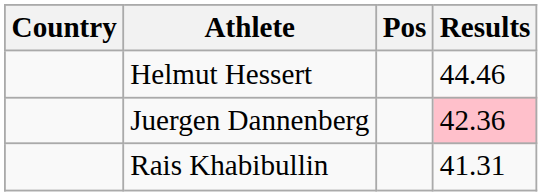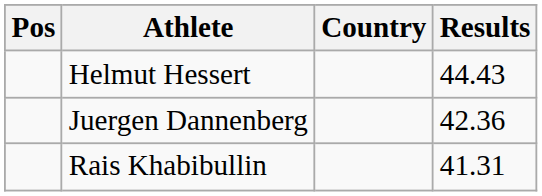columns swapped: (405, 27) <-> (64, 27)
(473, 73) 44.46 -> (473, 73) 44.43
(473, 119) pink background -> (473, 119) no background
